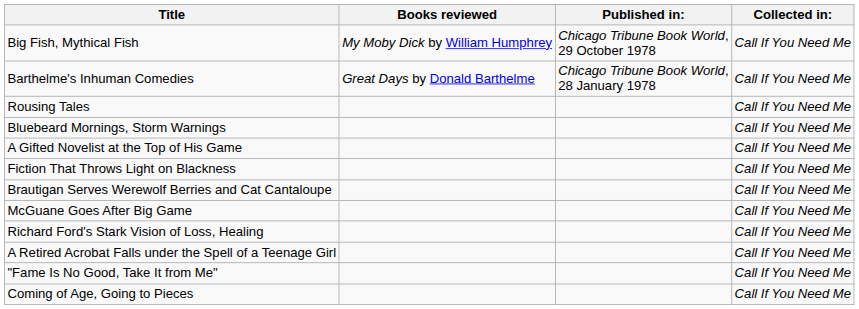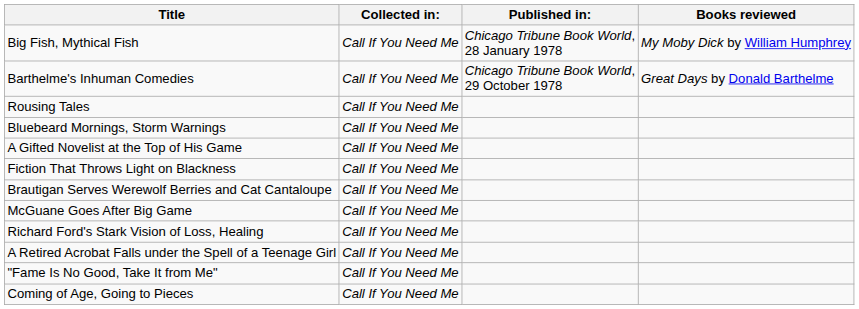columns swapped: (447, 14) <-> (793, 14)
(643, 43) Chicago Tribune Book World, 29 October 1978 -> (550, 43) Chicago Tribune Book World, 28 January 1978
(643, 78) Chicago Tribune Book World, 28 January 1978 -> (550, 78) Chicago Tribune Book World, 29 October 1978
